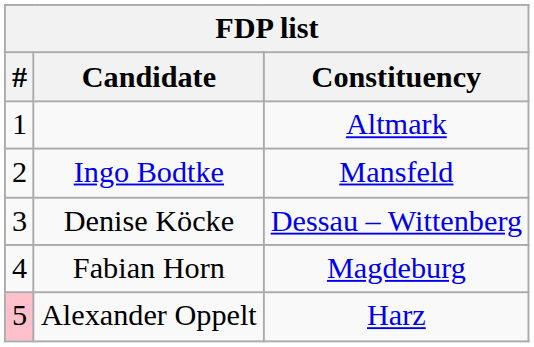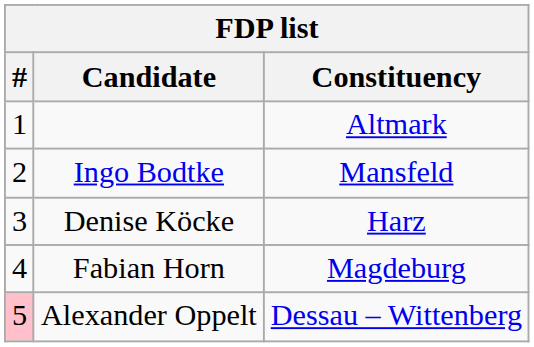(396, 220) Dessau – Wittenberg -> (396, 220) Harz
(396, 316) Harz -> (396, 316) Dessau – Wittenberg
